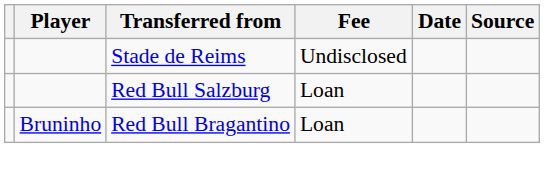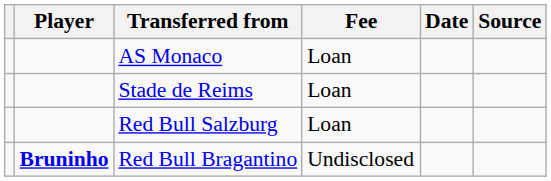+ row: (170, 55)
(353, 55) Undisclosed -> (329, 90) Loan
(60, 124) normal -> (64, 158) bold
(322, 124) Loan -> (361, 158) Undisclosed
